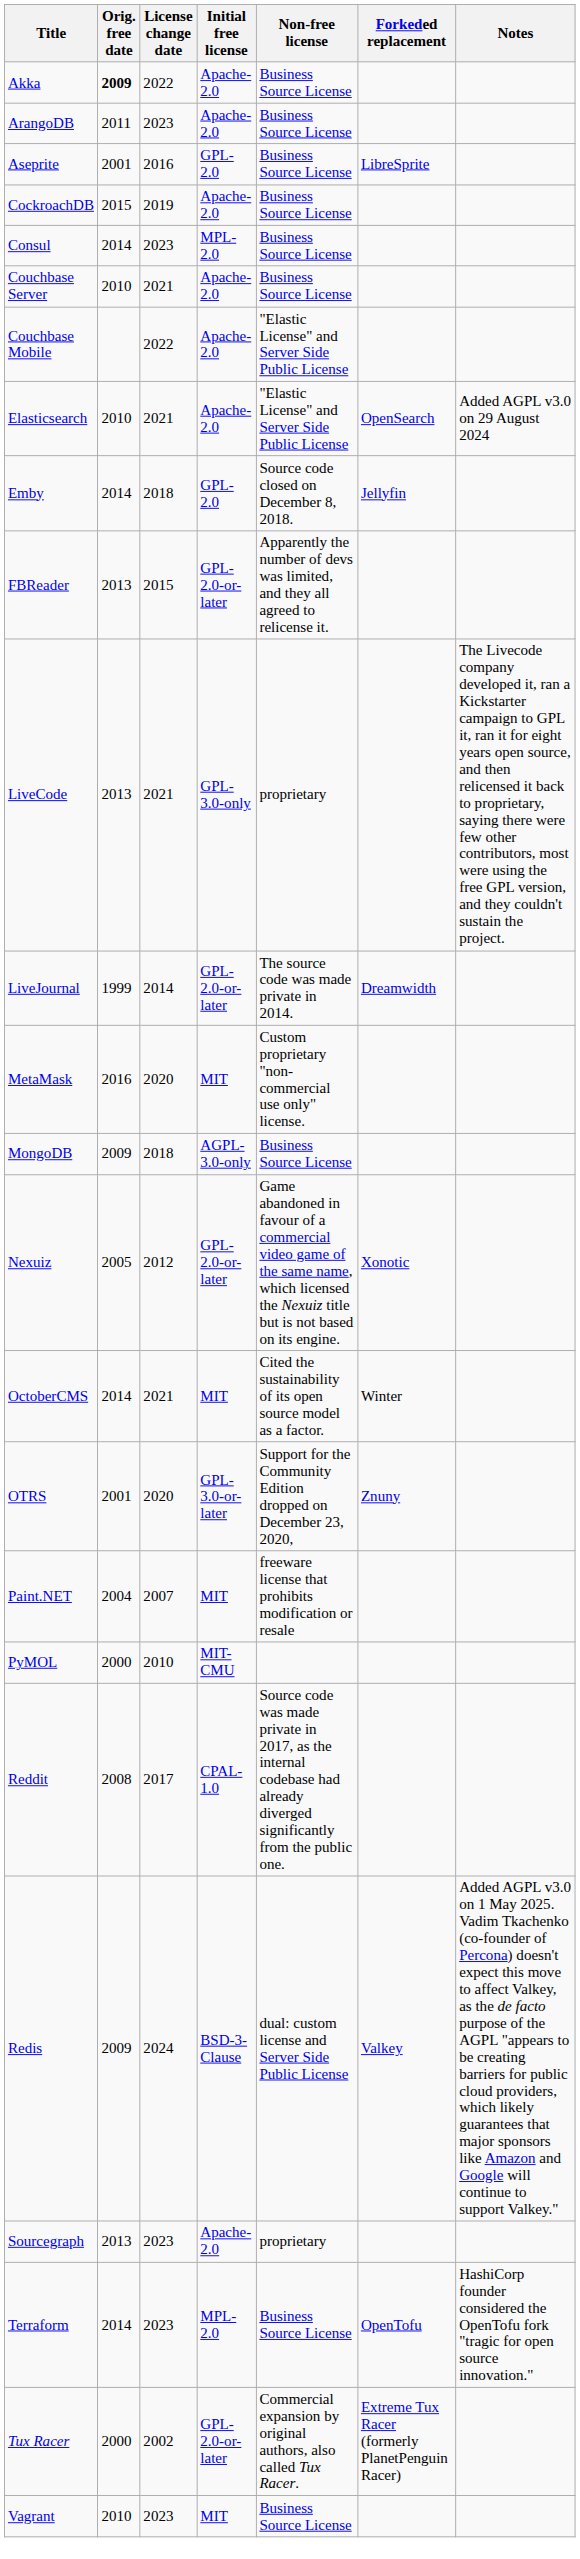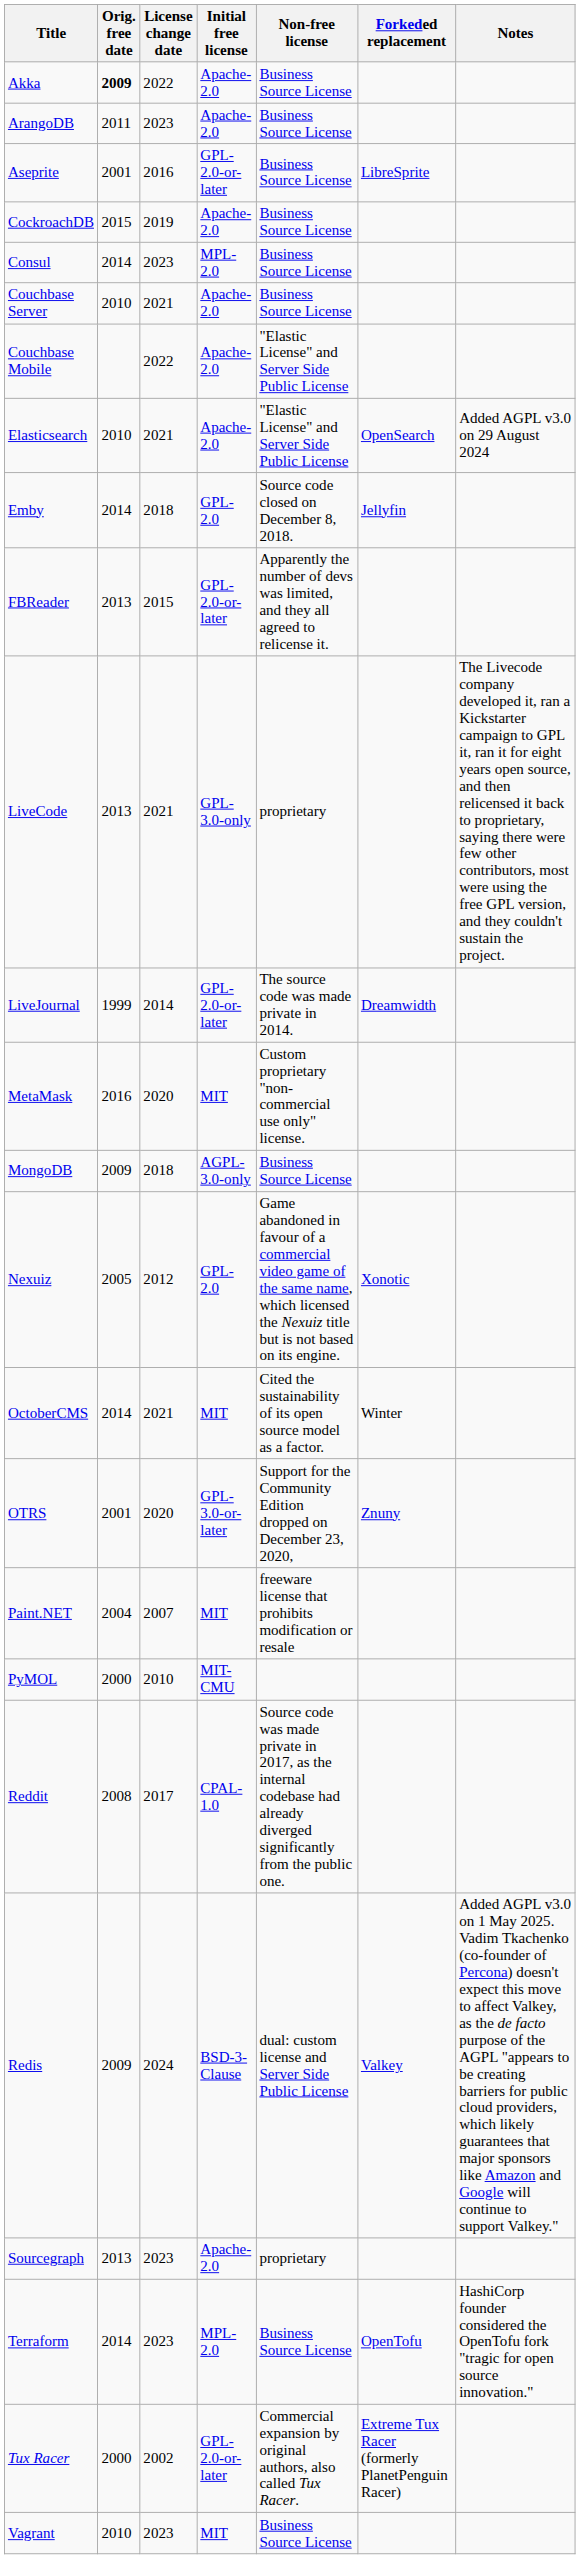(217, 164) GPL-2.0 -> (221, 172) GPL-2.0-or-later
(221, 1262) GPL-2.0-or-later -> (217, 1279) GPL-2.0
